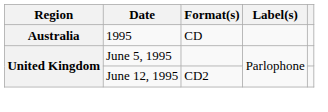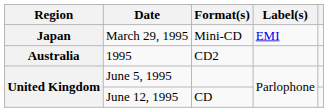+ row: (147, 35)
(193, 35) CD -> (207, 55) CD2
(196, 76) CD2 -> (203, 96) CD
